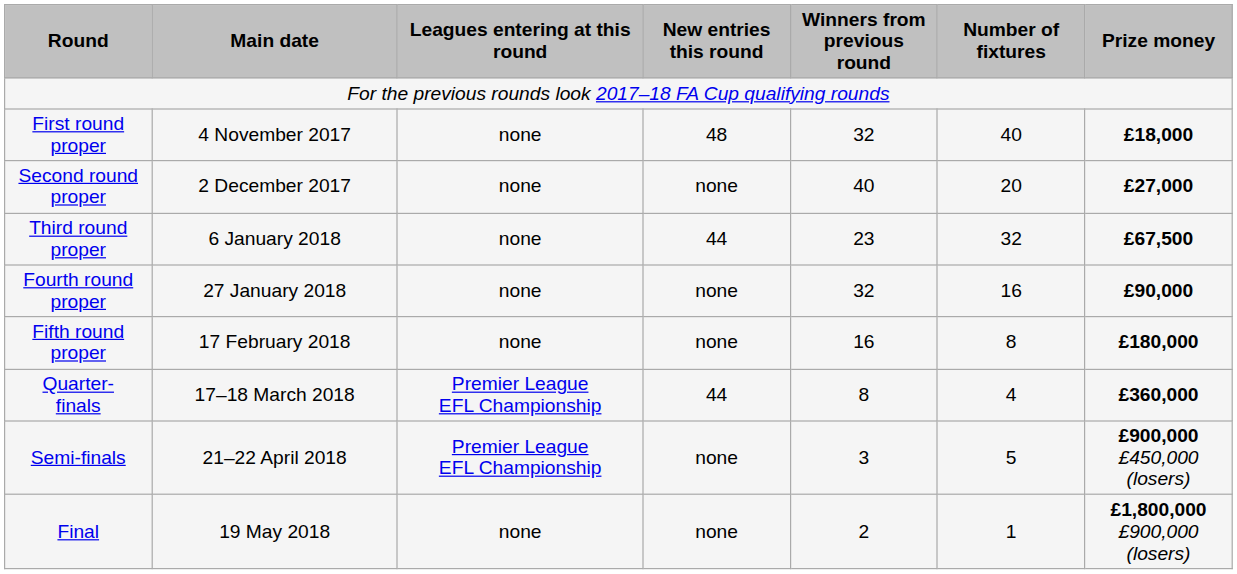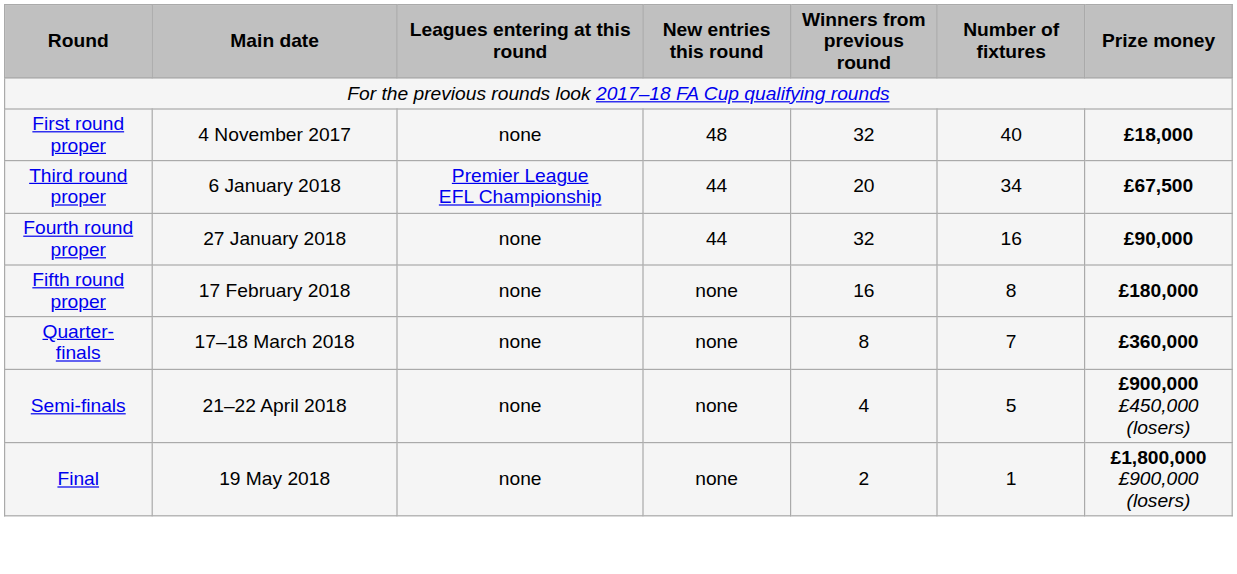- row: (78, 186)
(520, 238) none -> (520, 186) Premier League EFL Championship
(864, 238) 23 -> (864, 186) 20
(1011, 238) 32 -> (1011, 186) 34
(717, 290) none -> (717, 238) 44
(520, 394) Premier League EFL Championship -> (520, 342) none
(717, 394) 44 -> (717, 342) none
(1011, 394) 4 -> (1011, 342) 7
(520, 457) Premier League EFL Championship -> (520, 405) none
(864, 457) 3 -> (864, 405) 4
